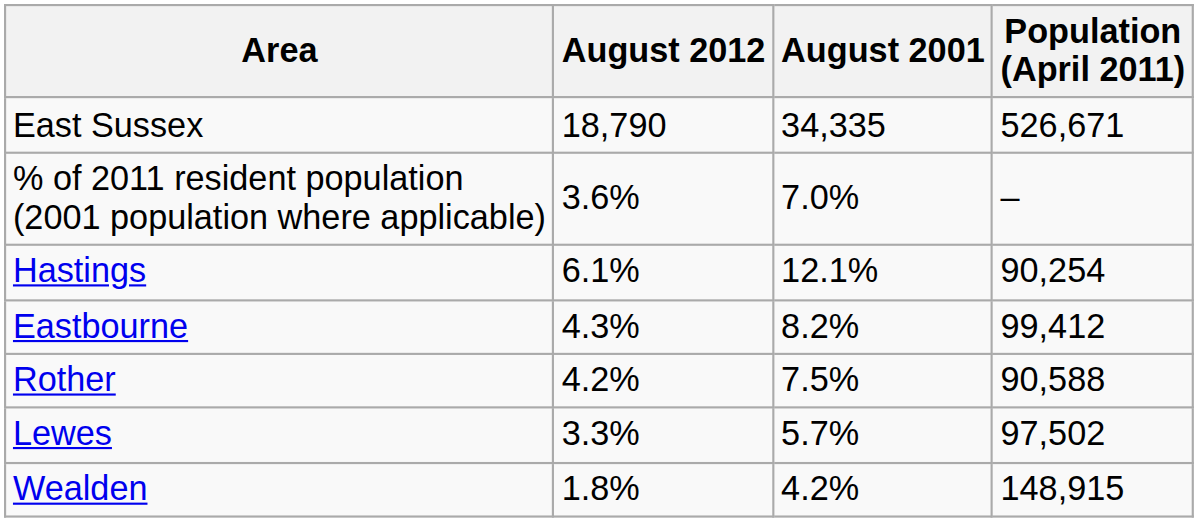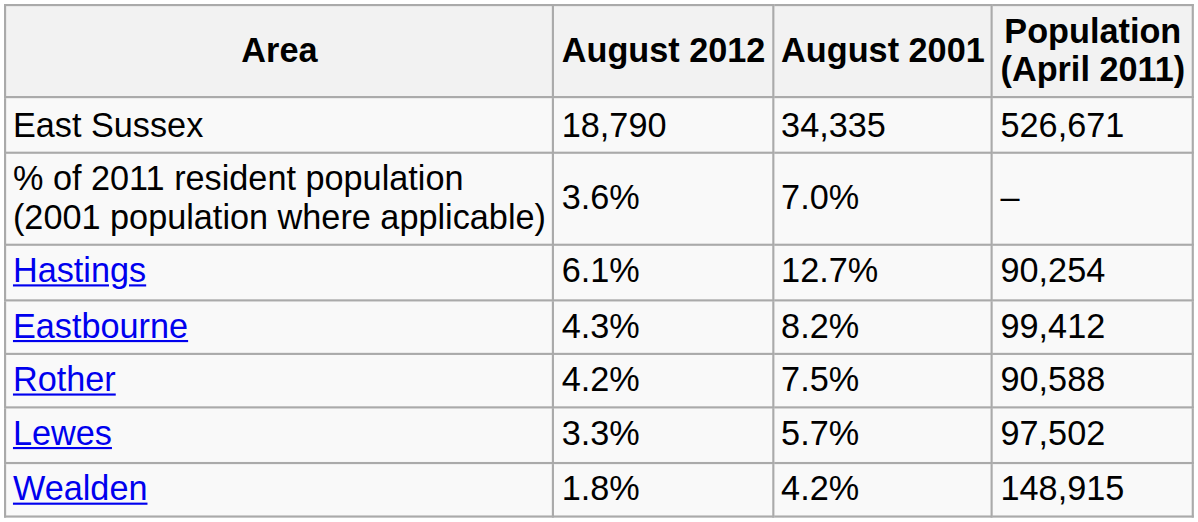(830, 271) 12.1% -> (830, 271) 12.7%
